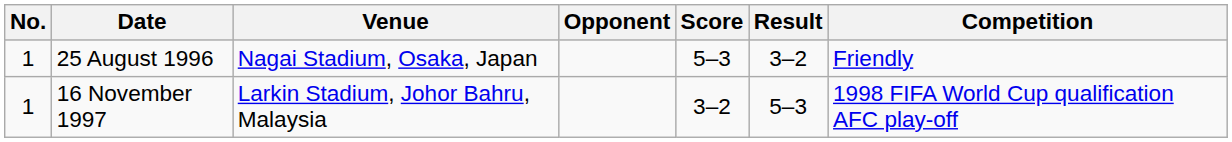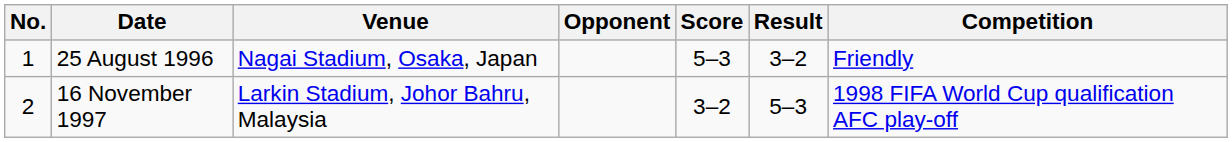(28, 106) 1 -> (28, 106) 2
